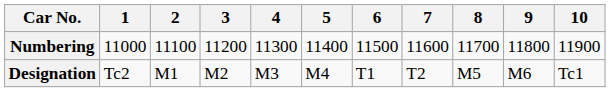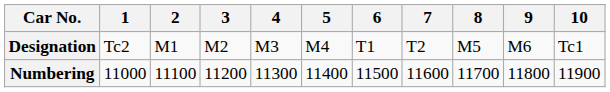rows swapped: (52, 73) <-> (52, 45)
